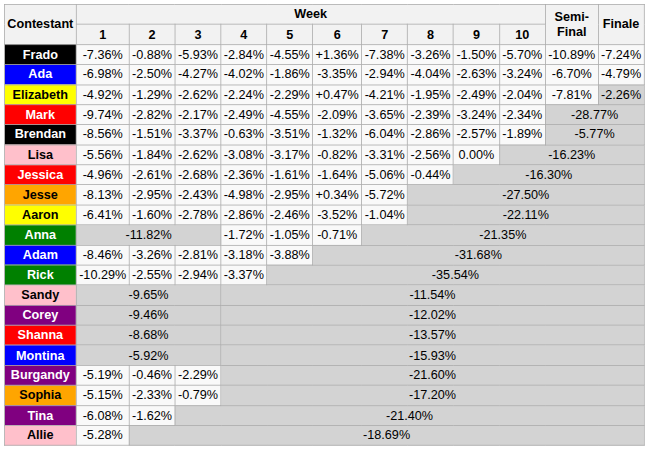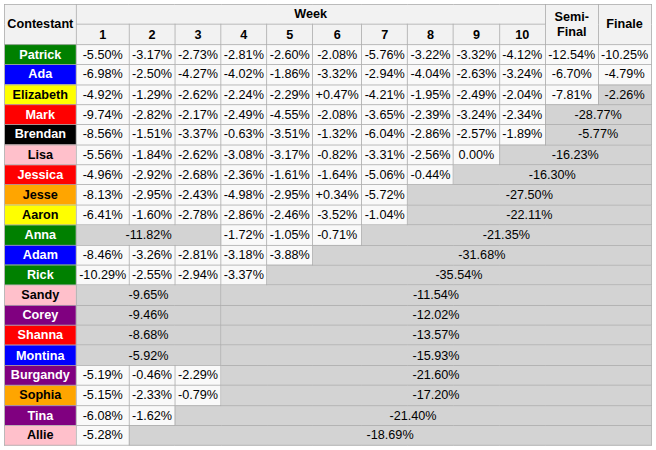+ row: (40, 54)
- row: (40, 54)
(337, 74) -3.35% -> (337, 74) -3.32%
(337, 114) -2.09% -> (337, 114) -2.08%
(152, 174) -2.61% -> (152, 174) -2.92%
